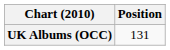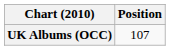(140, 34) 131 -> (140, 34) 107
